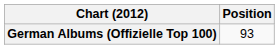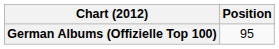(247, 34) 93 -> (247, 34) 95
